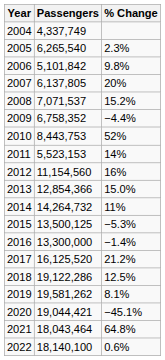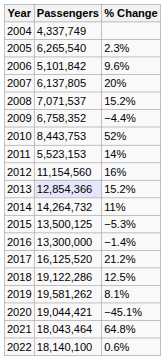(117, 66) 9.8% -> (117, 66) 9.6%
(65, 189) no background -> (65, 189) lavender background
(120, 189) 15.0% -> (120, 189) 15.2%
